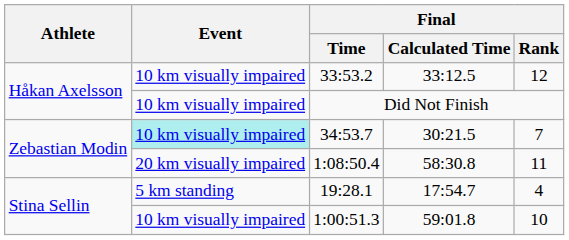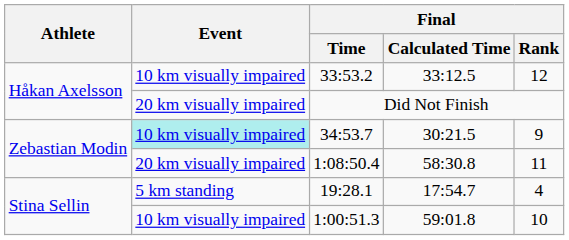(220, 105) 10 km visually impaired -> (220, 105) 20 km visually impaired
(539, 134) 7 -> (539, 134) 9
